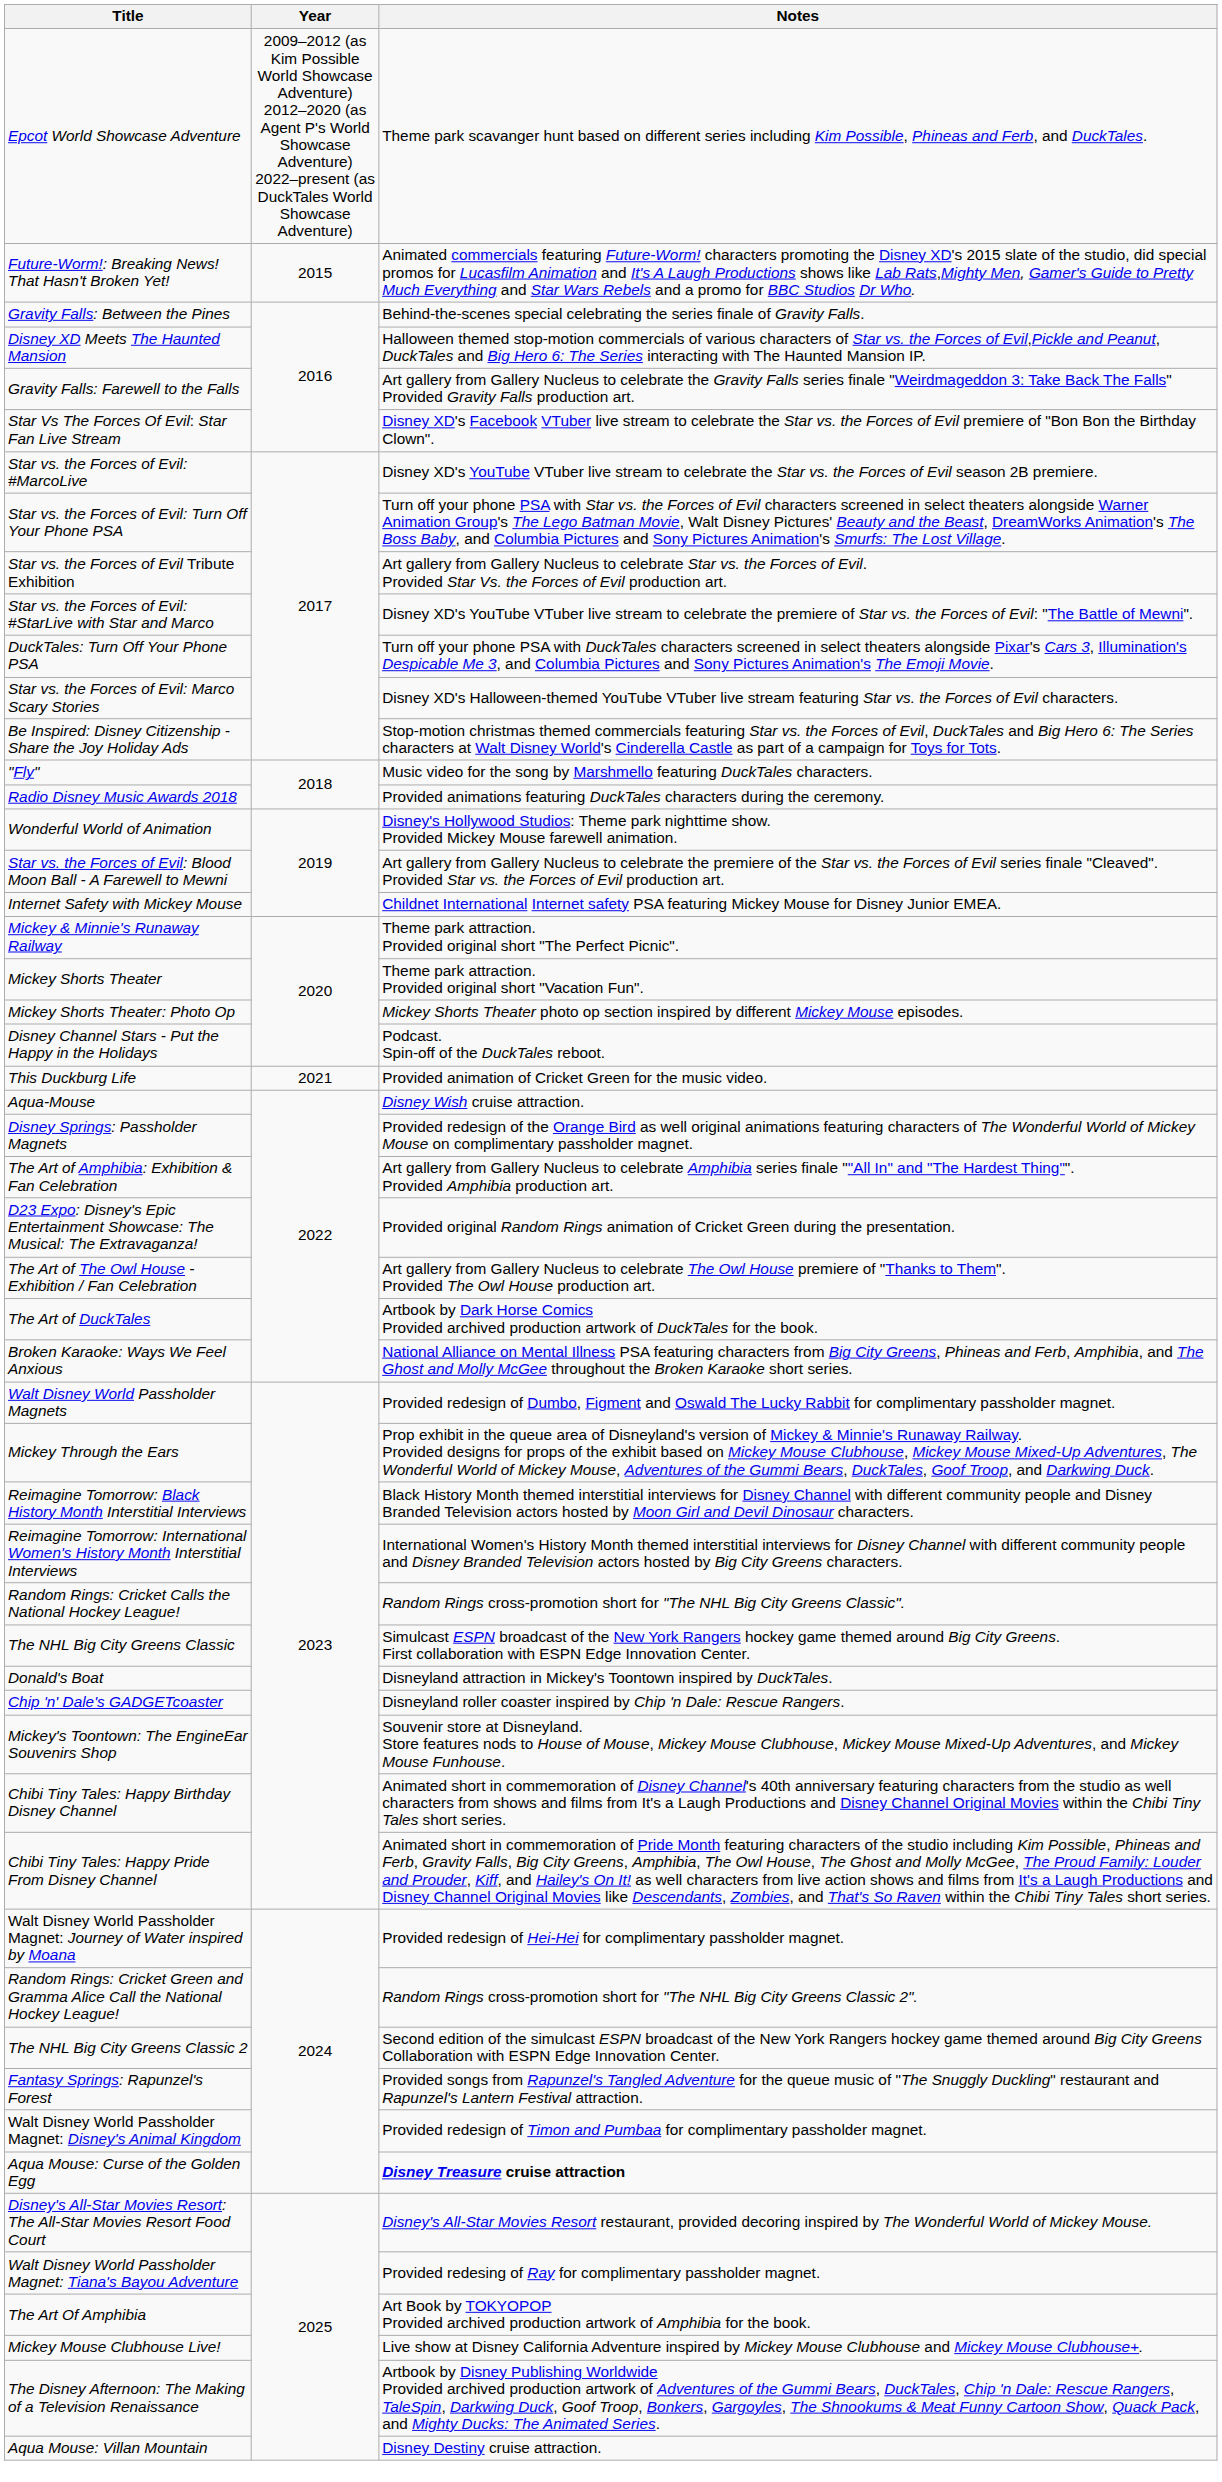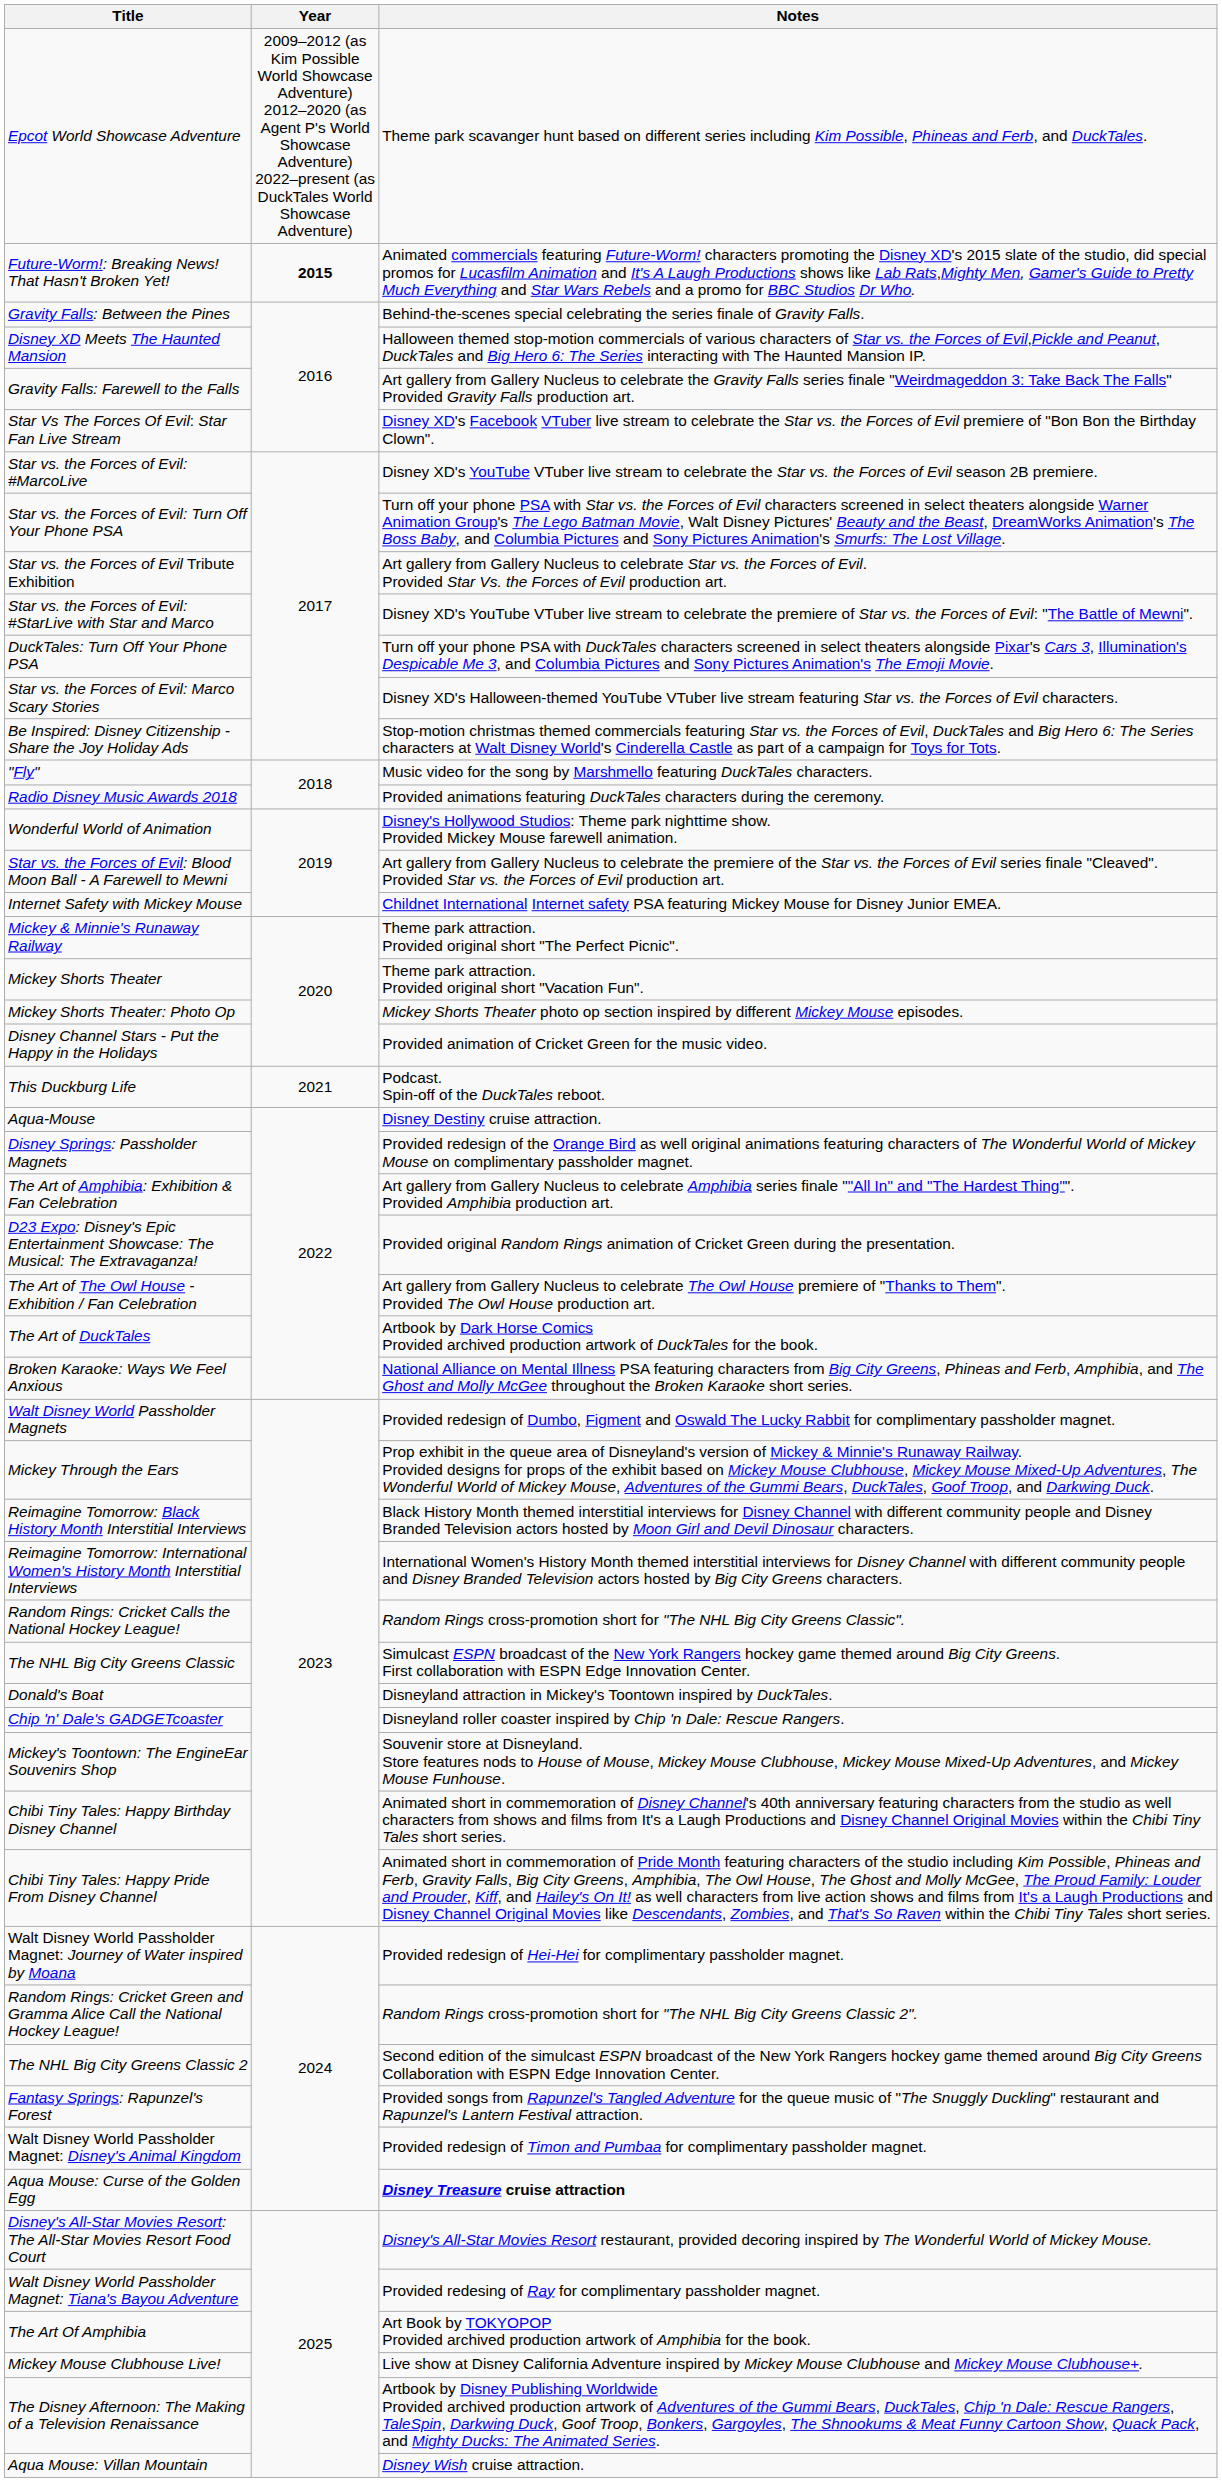(315, 272) normal -> (315, 272) bold
(494, 1045) Podcast. Spin-off of the DuckTales reboot. -> (575, 1045) Provided animation of Cricket Green for the music video.
(575, 1078) Provided animation of Cricket Green for the music video. -> (494, 1086) Podcast. Spin-off of the DuckTales reboot.
(483, 1102) Disney Wish cruise attraction. -> (492, 1119) Disney Destiny cruise attraction.
(492, 2448) Disney Destiny cruise attraction. -> (483, 2465) Disney Wish cruise attraction.
